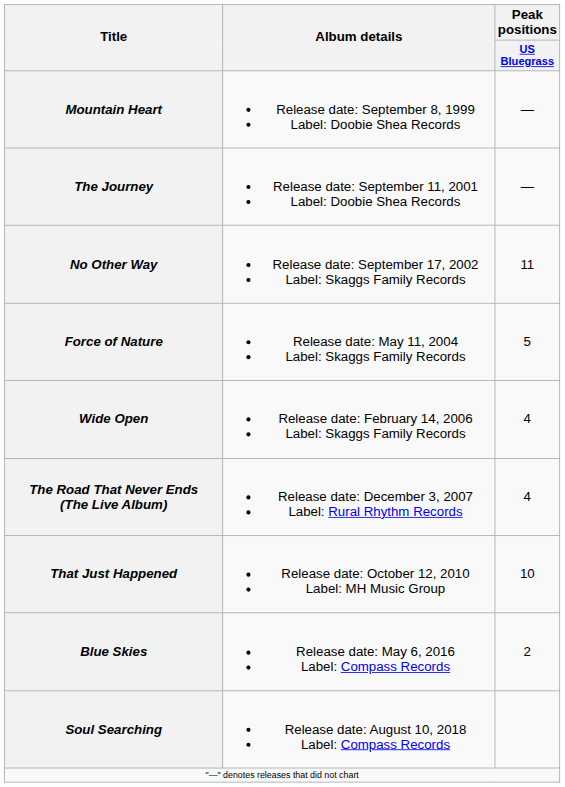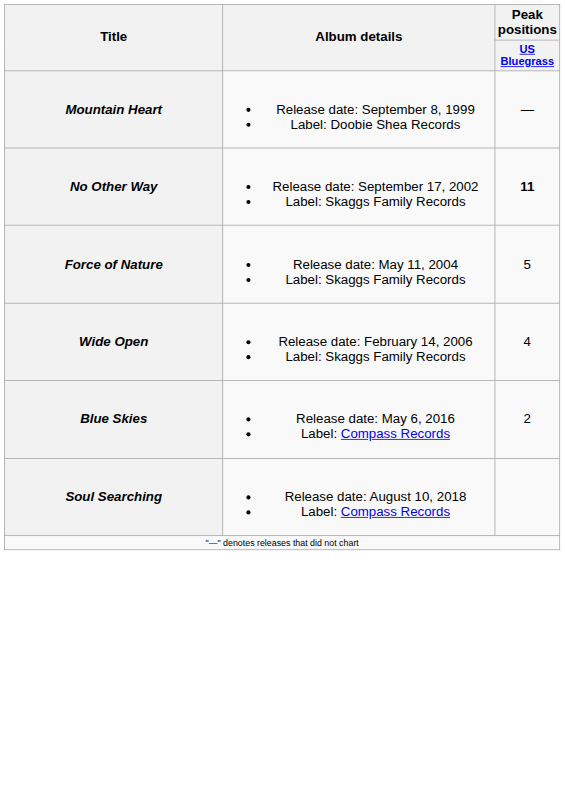- row: (114, 186)
(527, 264) normal -> (527, 186) bold
- row: (114, 496)
- row: (114, 574)
